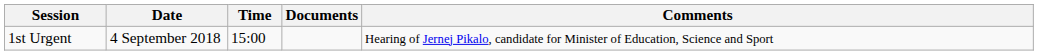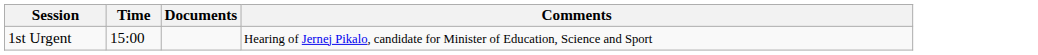- column: (167, 15)
